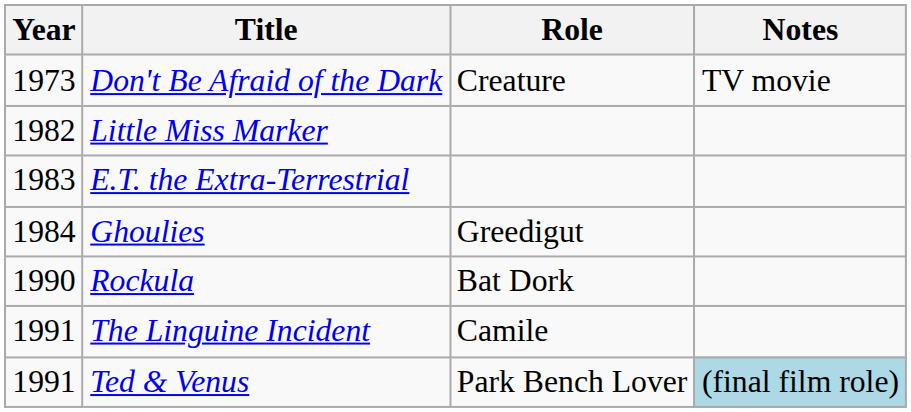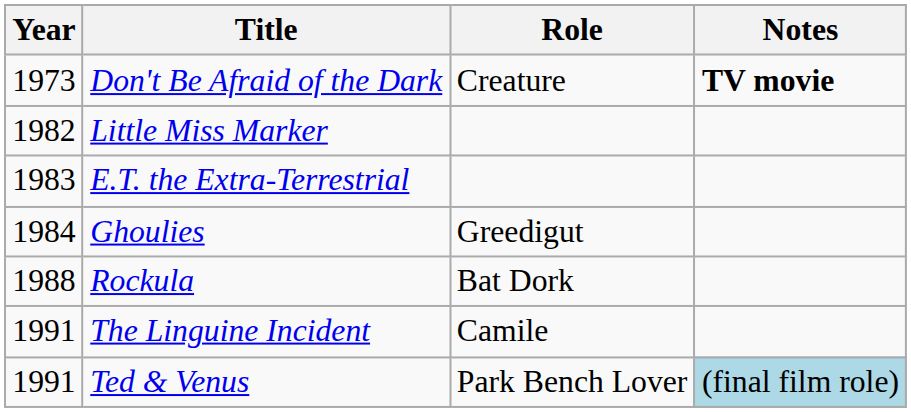(766, 79) normal -> (768, 79) bold
(44, 280) 1990 -> (44, 280) 1988
